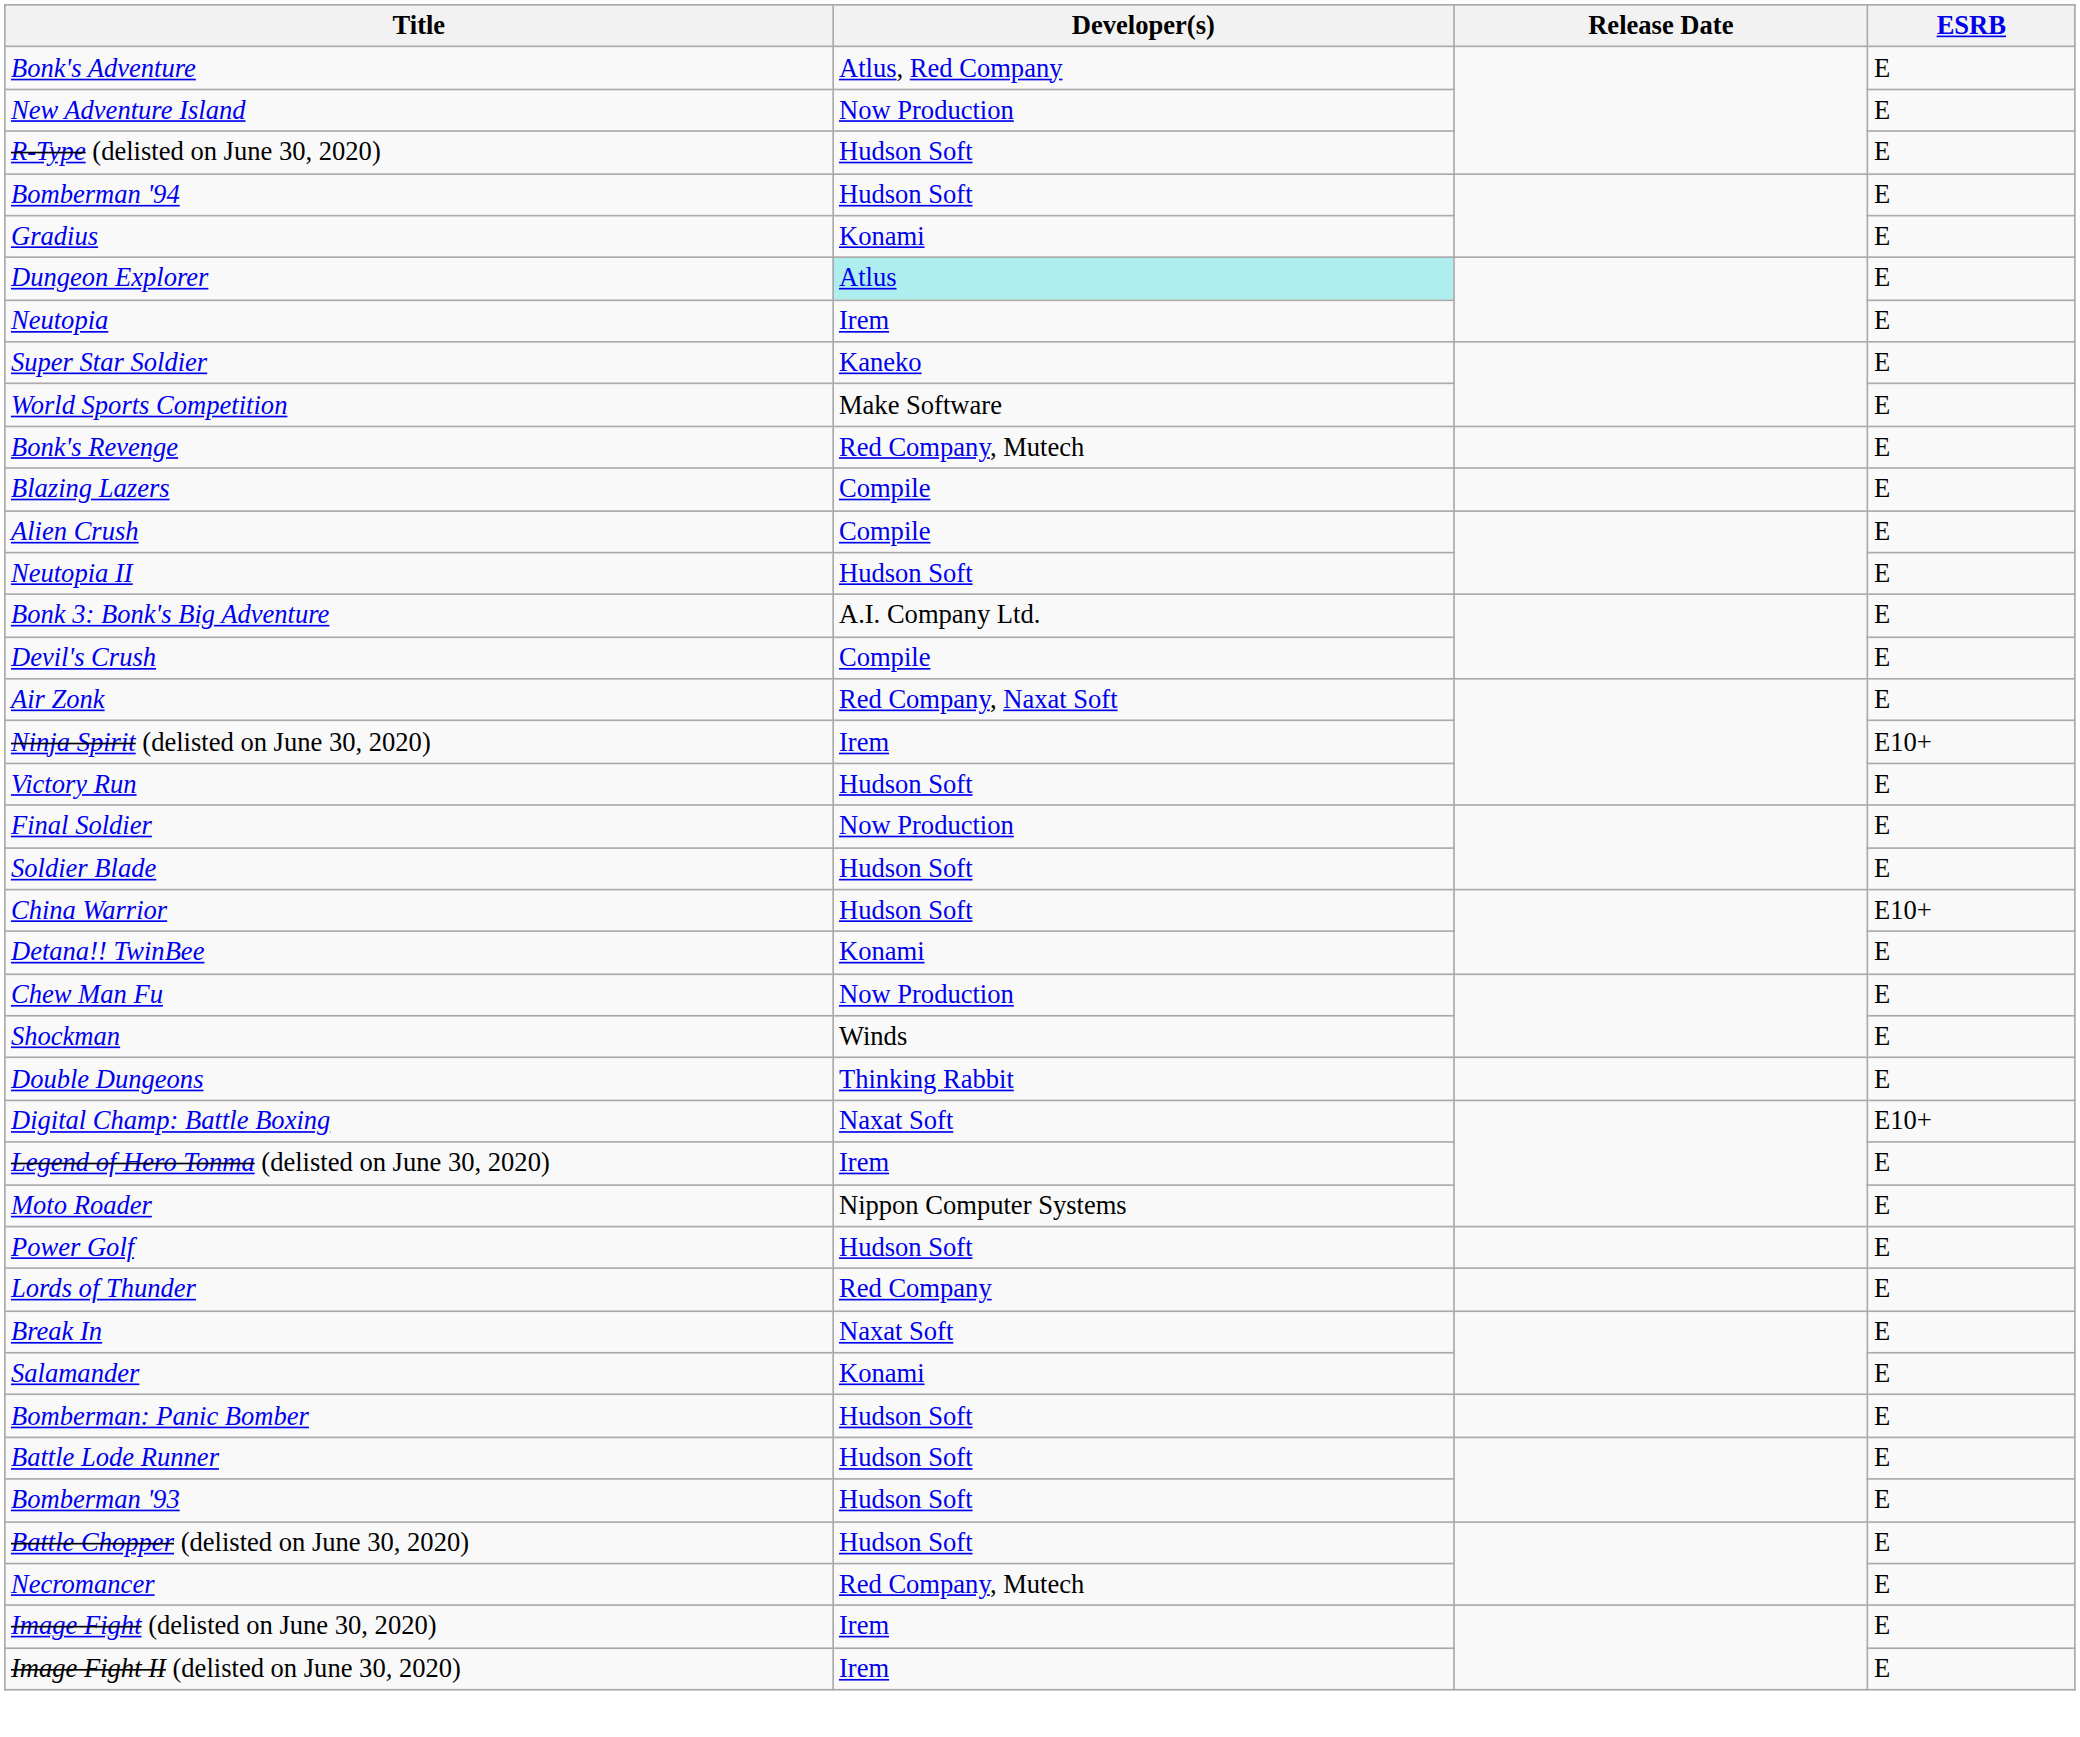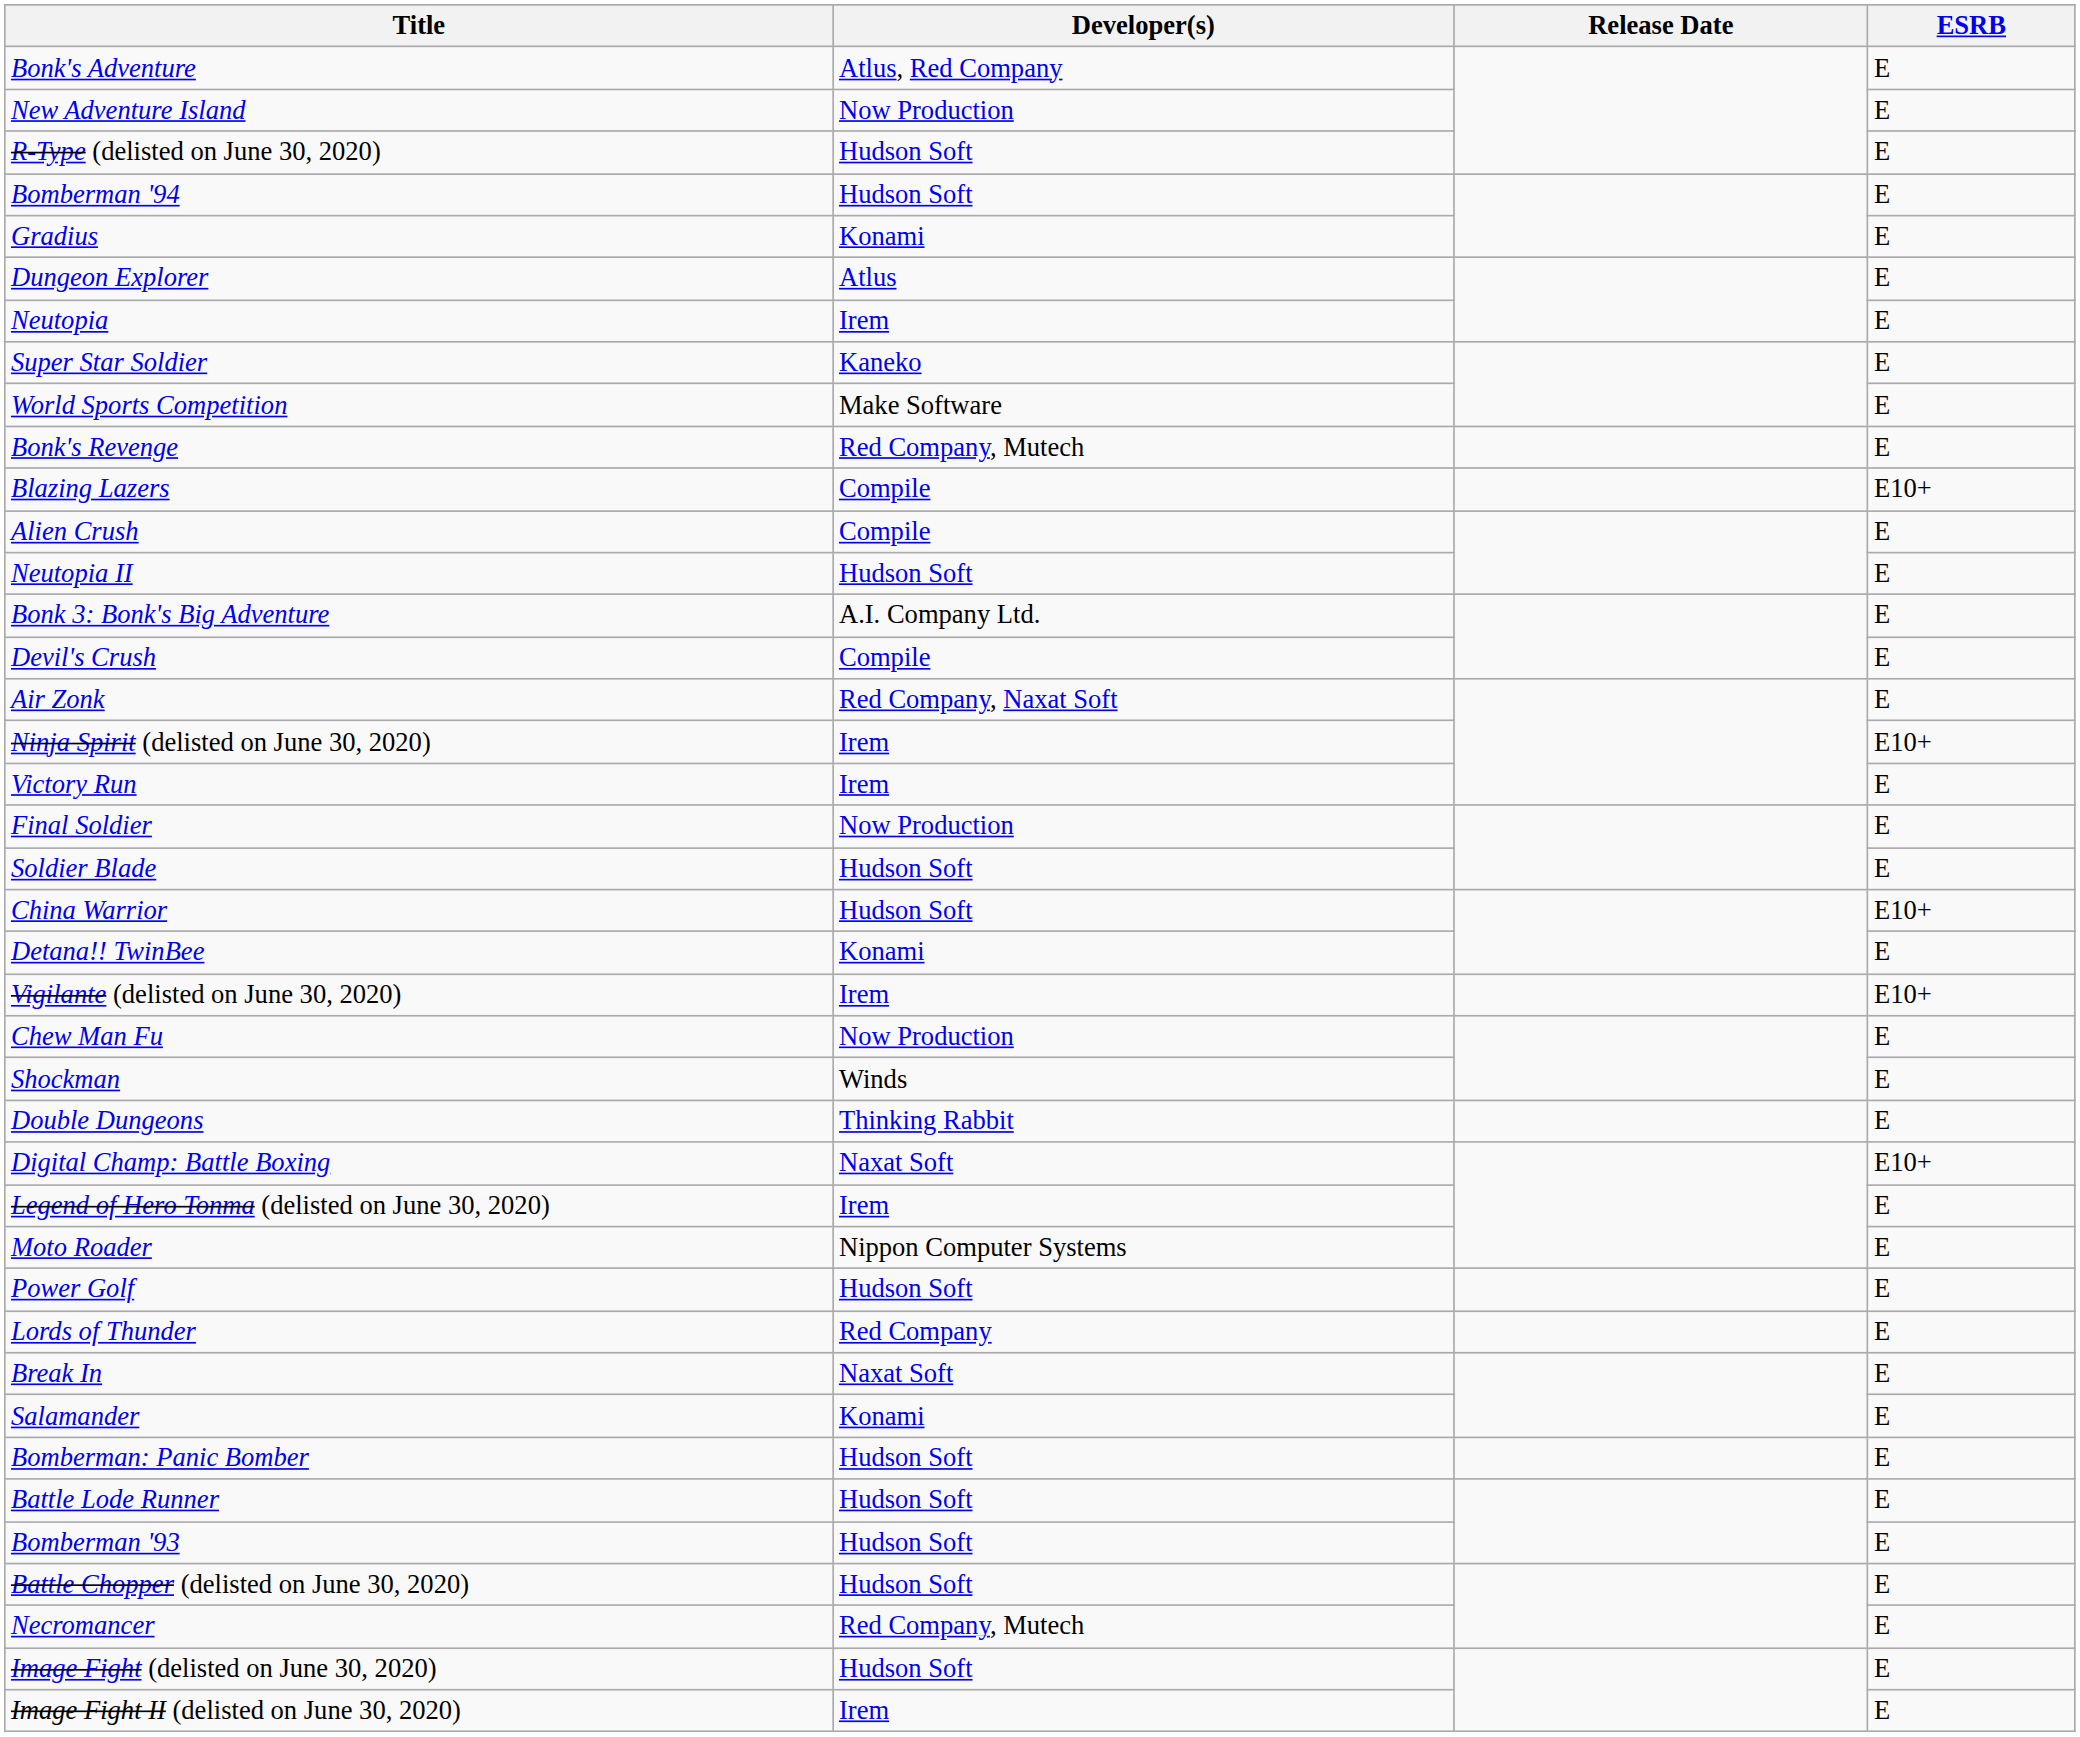(868, 278) paleturquoise background -> (868, 278) no background
(1882, 488) E -> (1903, 488) E10+
(906, 783) Hudson Soft -> (864, 783) Irem
+ row: (206, 994)
(864, 1626) Irem -> (906, 1668) Hudson Soft
